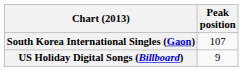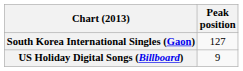(218, 41) 107 -> (218, 41) 127
